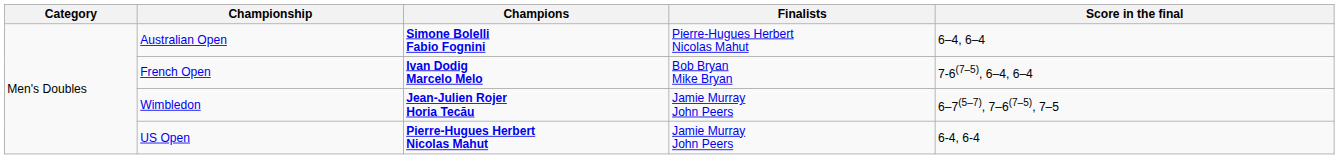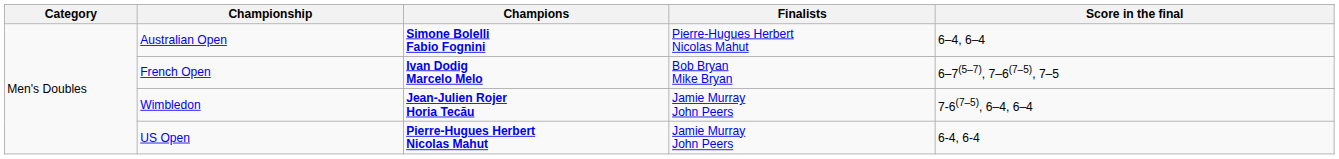(985, 73) 7-6(7–5), 6–4, 6–4 -> (999, 73) 6–7(5–7), 7–6(7–5), 7–5
(999, 105) 6–7(5–7), 7–6(7–5), 7–5 -> (985, 105) 7-6(7–5), 6–4, 6–4
